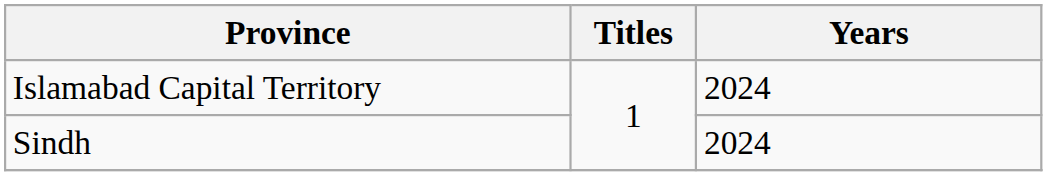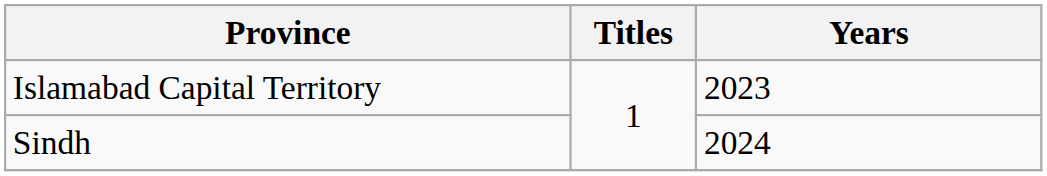(737, 87) 2024 -> (737, 87) 2023
